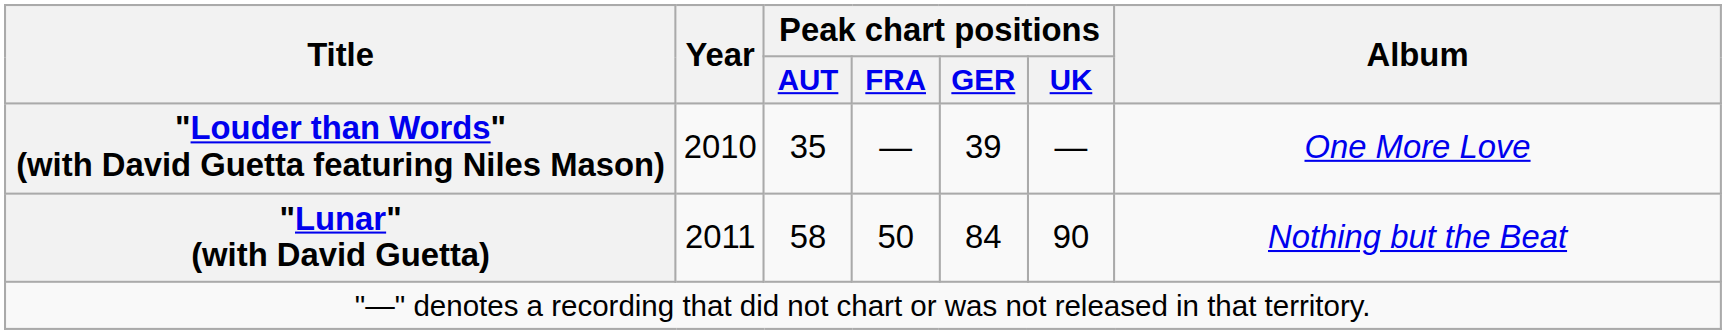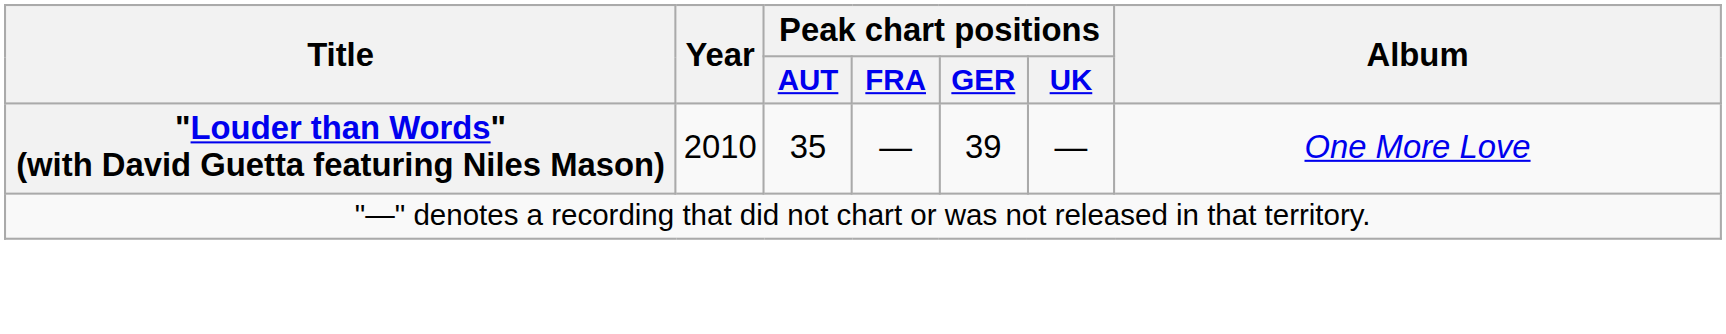- row: (341, 236)
